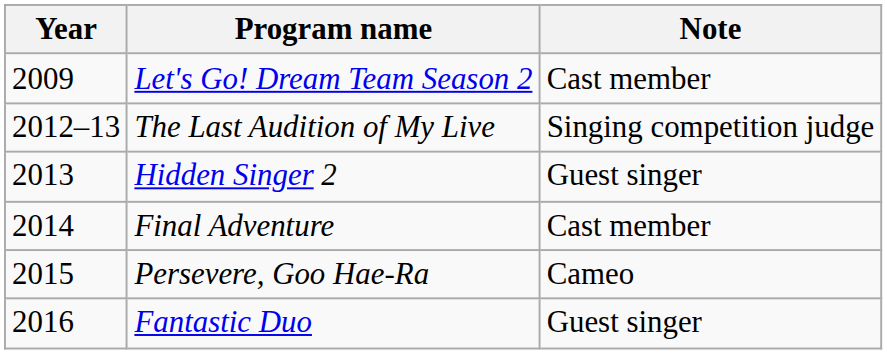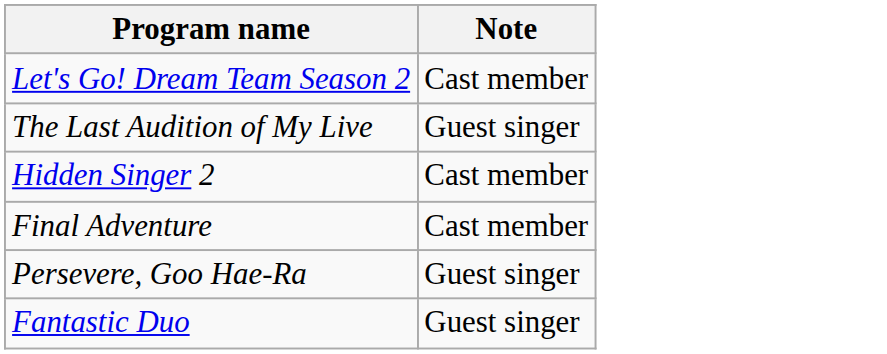- column: (66, 28)
(710, 126) Singing competition judge -> (502, 126) Guest singer
(624, 175) Guest singer -> (506, 175) Cast member
(590, 273) Cameo -> (502, 273) Guest singer
